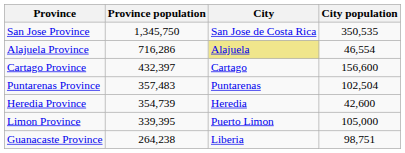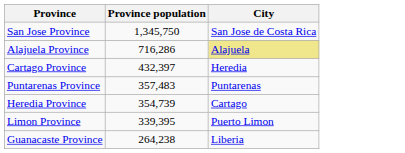- column: (360, 13)
(229, 67) Cartago -> (229, 67) Heredia
(229, 103) Heredia -> (229, 103) Cartago
